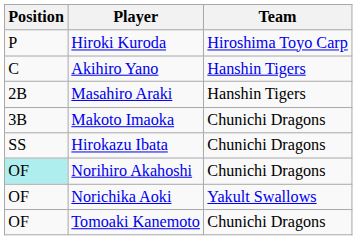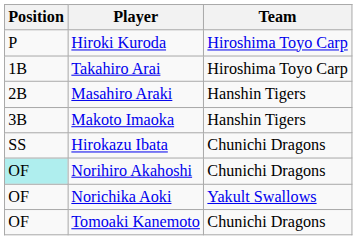- row: (115, 68)
+ row: (116, 68)
(266, 119) Chunichi Dragons -> (257, 119) Hanshin Tigers
